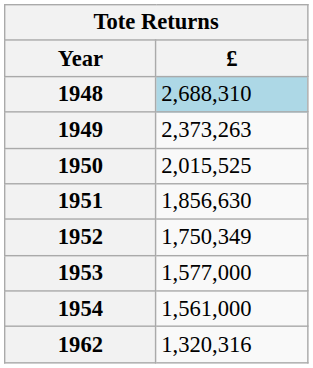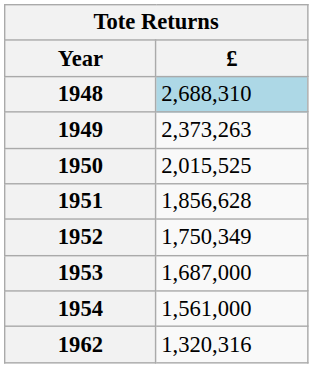(206, 201) 1,856,630 -> (206, 201) 1,856,628
(206, 272) 1,577,000 -> (206, 272) 1,687,000
